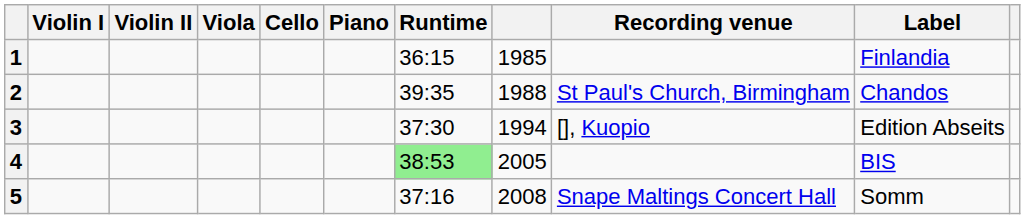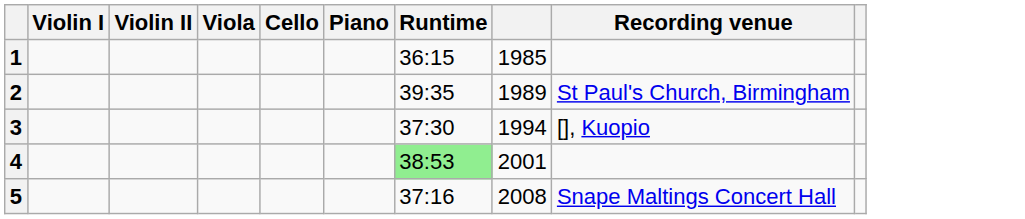- column: (932, 22)
(522, 92) 1988 -> (522, 92) 1989
(522, 162) 2005 -> (522, 162) 2001
